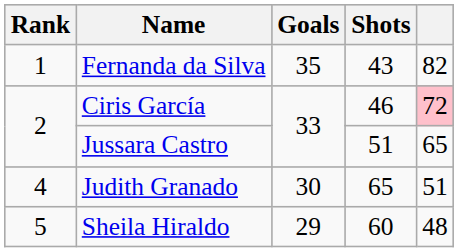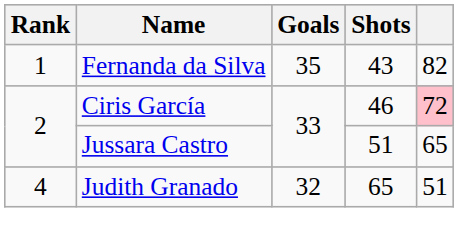(308, 186) 30 -> (308, 186) 32
- row: (156, 226)
